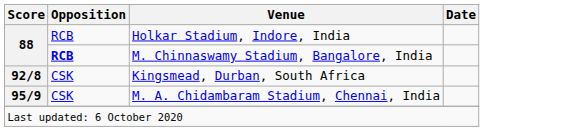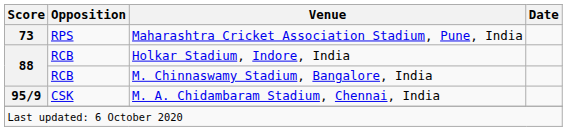+ row: (327, 35)
(62, 55) bold -> (62, 76) normal
- row: (249, 76)
